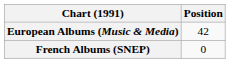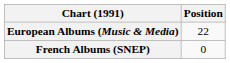(203, 31) 42 -> (203, 31) 22
